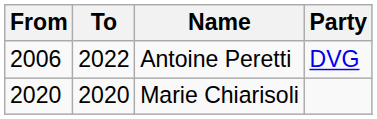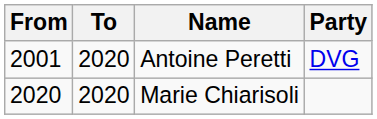(36, 59) 2006 -> (36, 59) 2001
(104, 59) 2022 -> (104, 59) 2020
